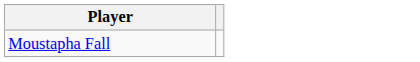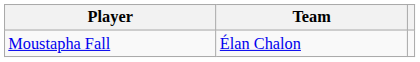+ column: (312, 17)
